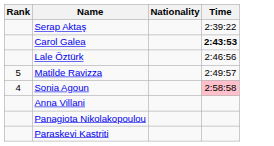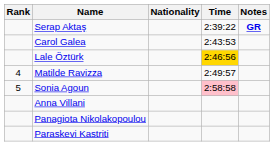+ column: (254, 12)
(220, 42) bold -> (220, 42) normal
(220, 57) no background -> (220, 57) gold background
(18, 73) 5 -> (18, 73) 4
(18, 88) 4 -> (18, 88) 5
